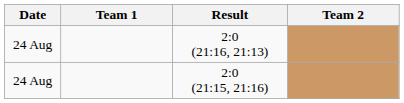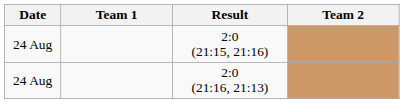rows swapped: (230, 44) <-> (230, 80)
